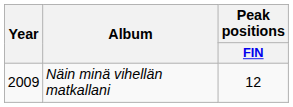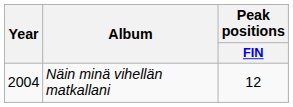(24, 82) 2009 -> (24, 82) 2004
